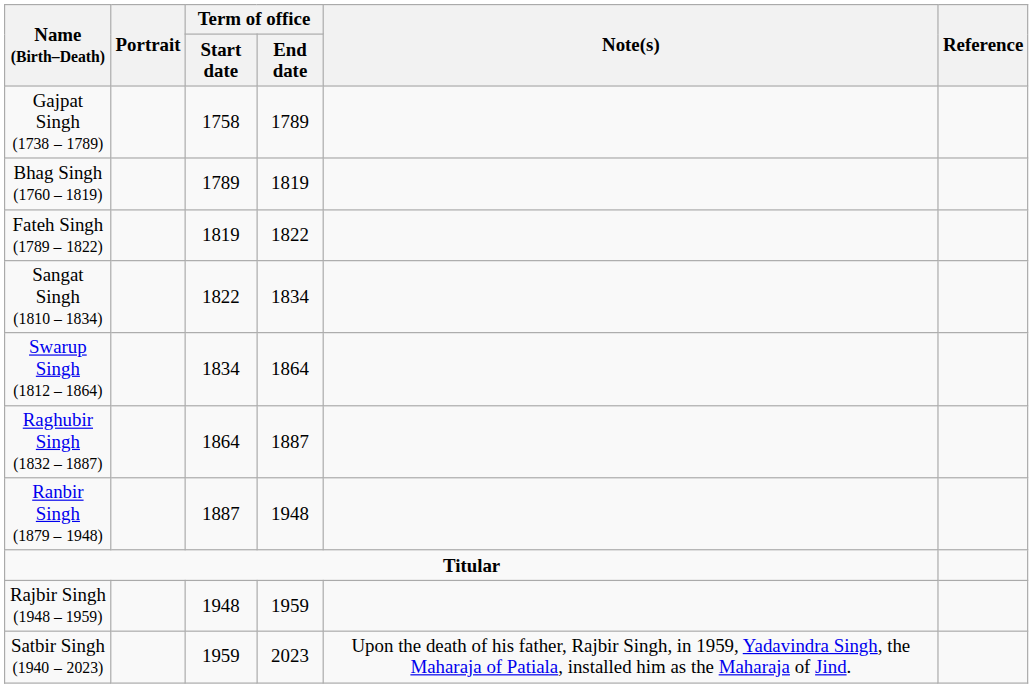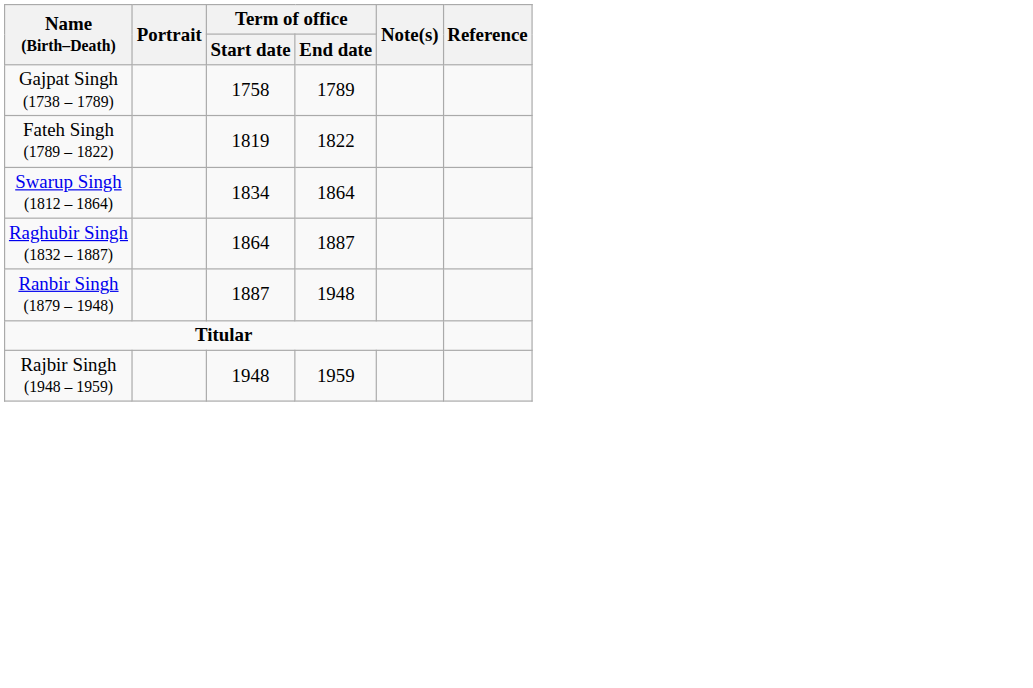- row: (58, 183)
- row: (58, 296)
- row: (58, 656)
